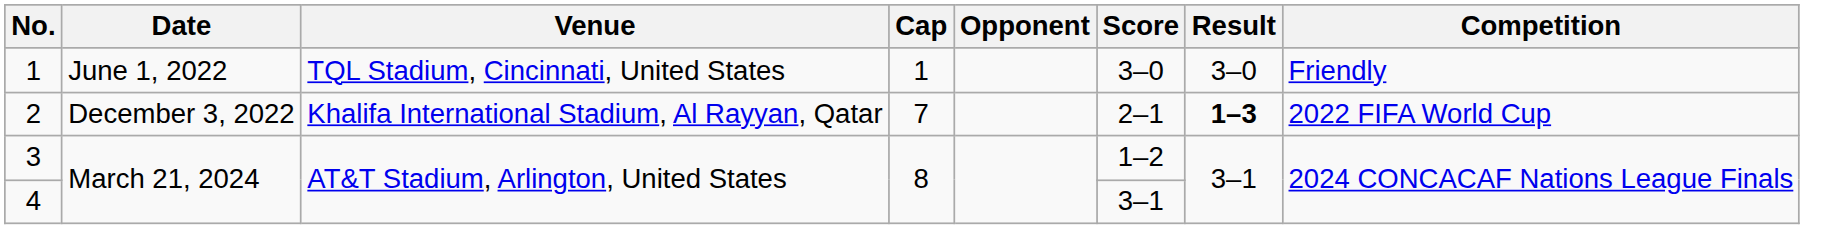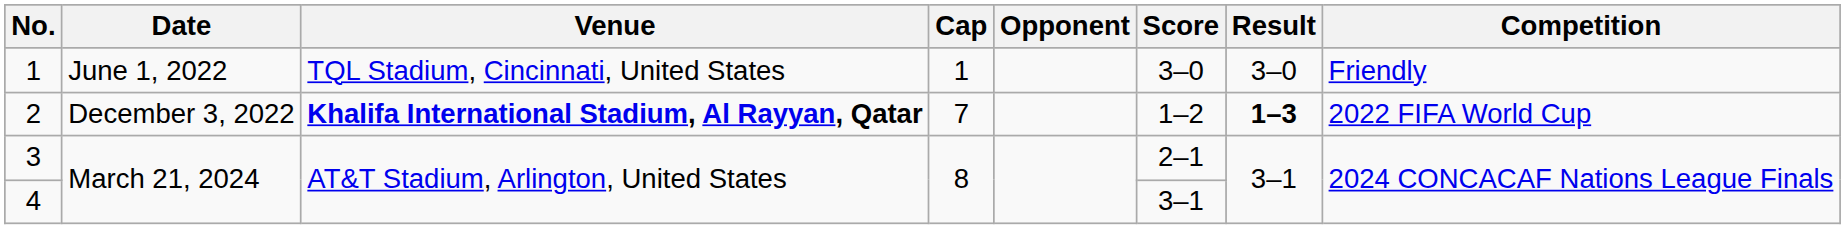(595, 113) normal -> (615, 113) bold
(1141, 113) 2–1 -> (1181, 113) 1–2
(1141, 157) 1–2 -> (1181, 157) 2–1
